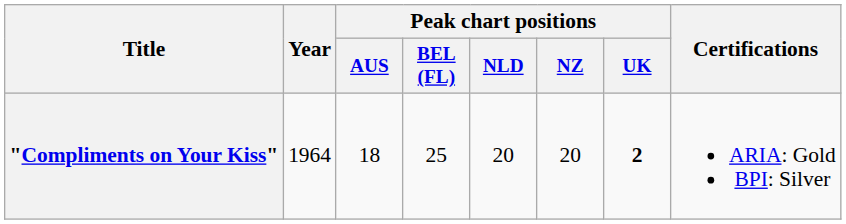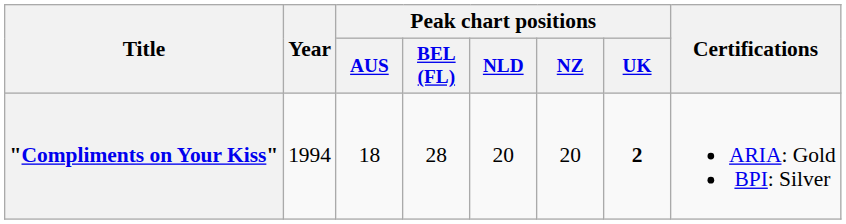(310, 155) 1964 -> (310, 155) 1994
(436, 155) 25 -> (436, 155) 28
